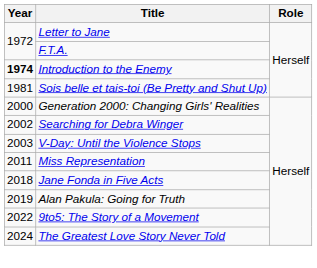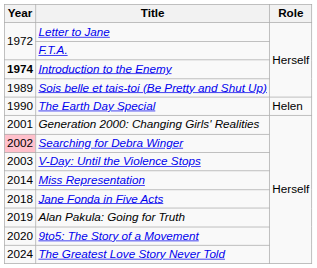(20, 87) 1981 -> (20, 87) 1989
+ row: (97, 106)
(20, 106) 2000 -> (20, 124) 2001
(20, 124) no background -> (20, 143) pink background
(20, 161) 2011 -> (20, 180) 2014
(20, 217) 2022 -> (20, 236) 2020
